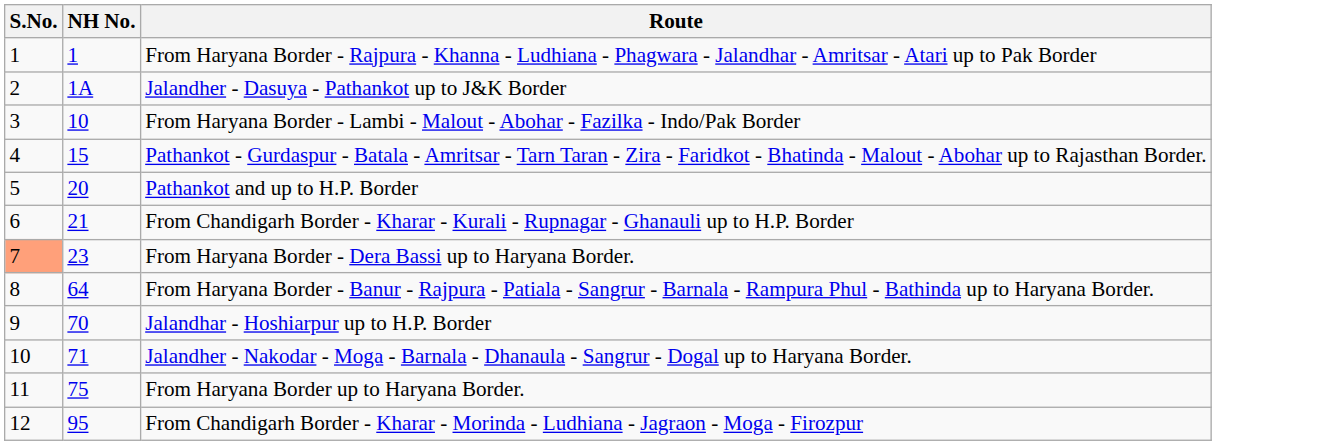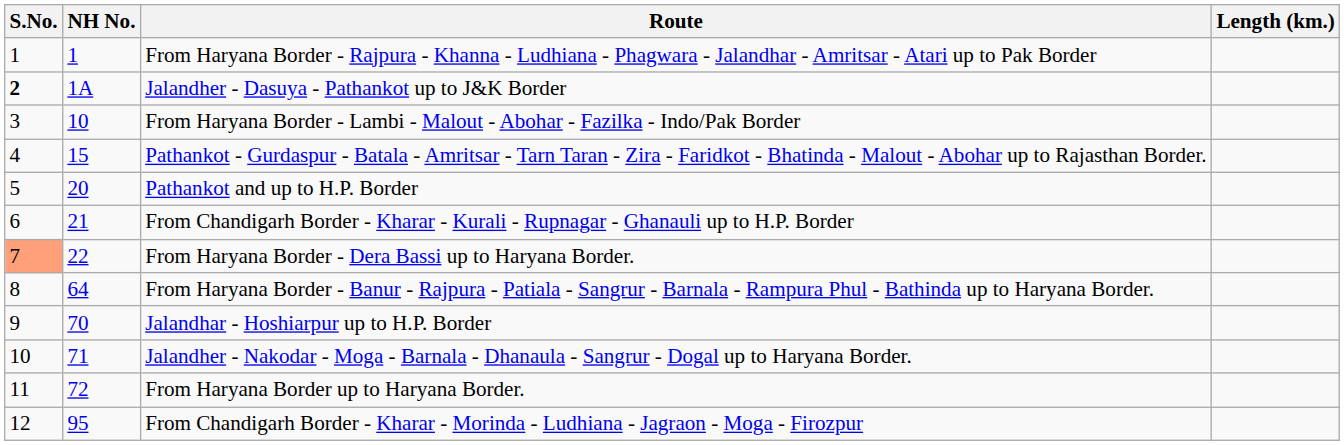+ column: (1276, 21)
(15, 88) normal -> (15, 88) bold
(78, 255) 23 -> (78, 255) 22
(78, 389) 75 -> (78, 389) 72
